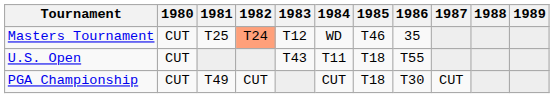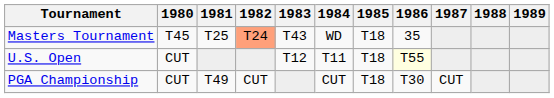(177, 38) CUT -> (177, 38) T45
(295, 38) T12 -> (295, 38) T43
(373, 38) T46 -> (373, 38) T18
(295, 60) T43 -> (295, 60) T12
(412, 60) no background -> (412, 60) lightyellow background
